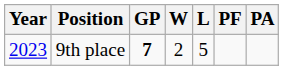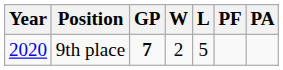(28, 49) 2023 -> (28, 49) 2020
